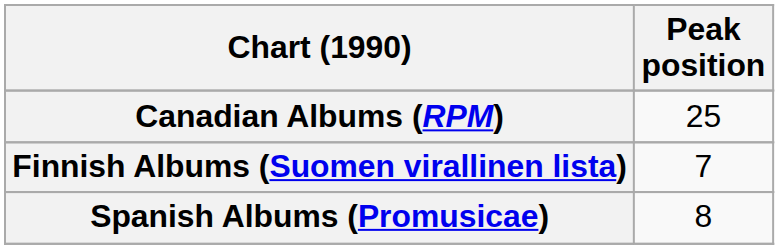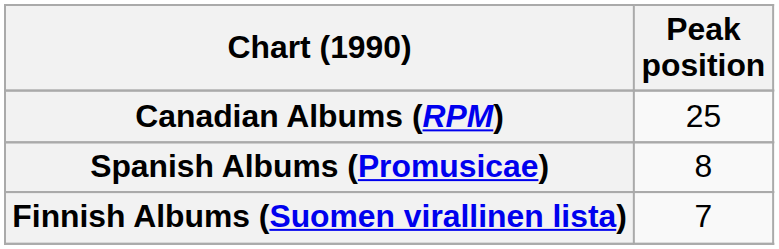rows swapped: (320, 166) <-> (320, 217)
